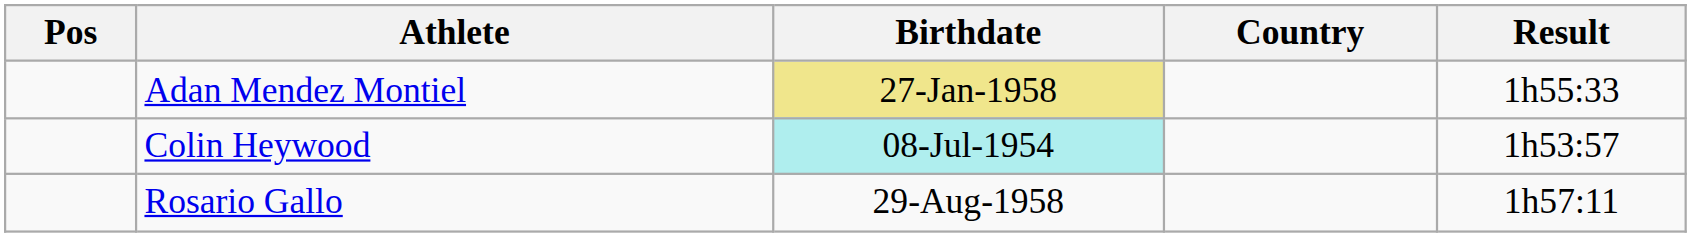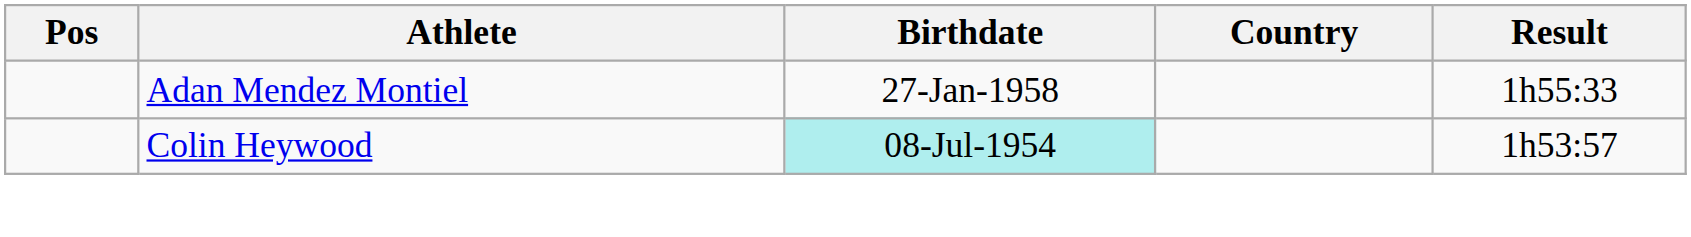(968, 88) khaki background -> (970, 88) no background
- row: (244, 201)
